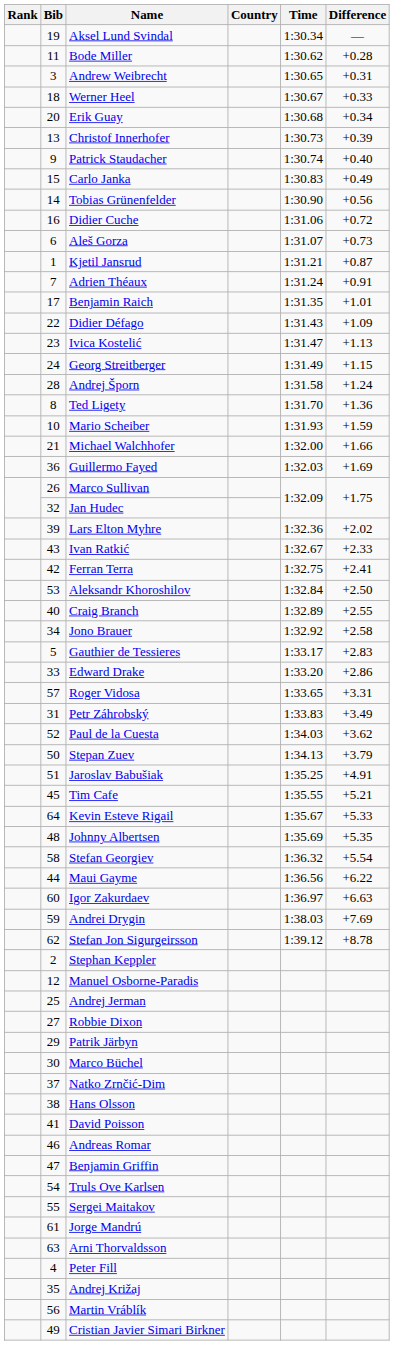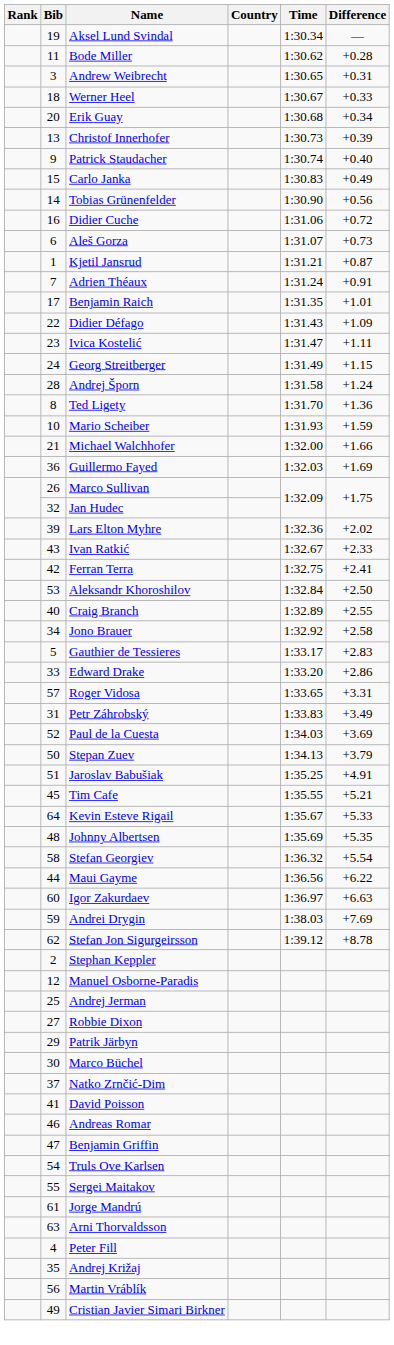(358, 343) +1.13 -> (358, 343) +1.11
(358, 734) +3.62 -> (358, 734) +3.69
- row: (102, 1104)
